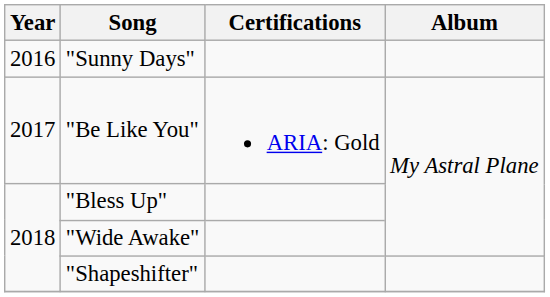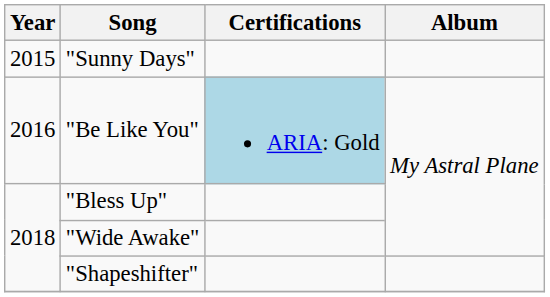(33, 58) 2016 -> (33, 58) 2015
(33, 130) 2017 -> (33, 130) 2016
(295, 143) no background -> (295, 143) lightblue background
